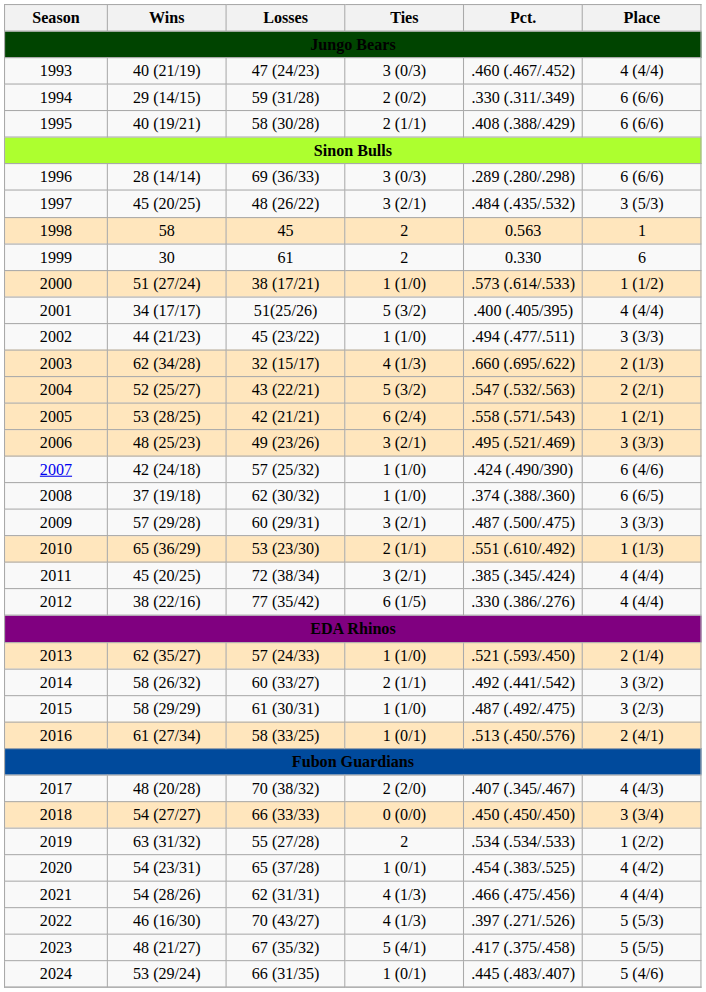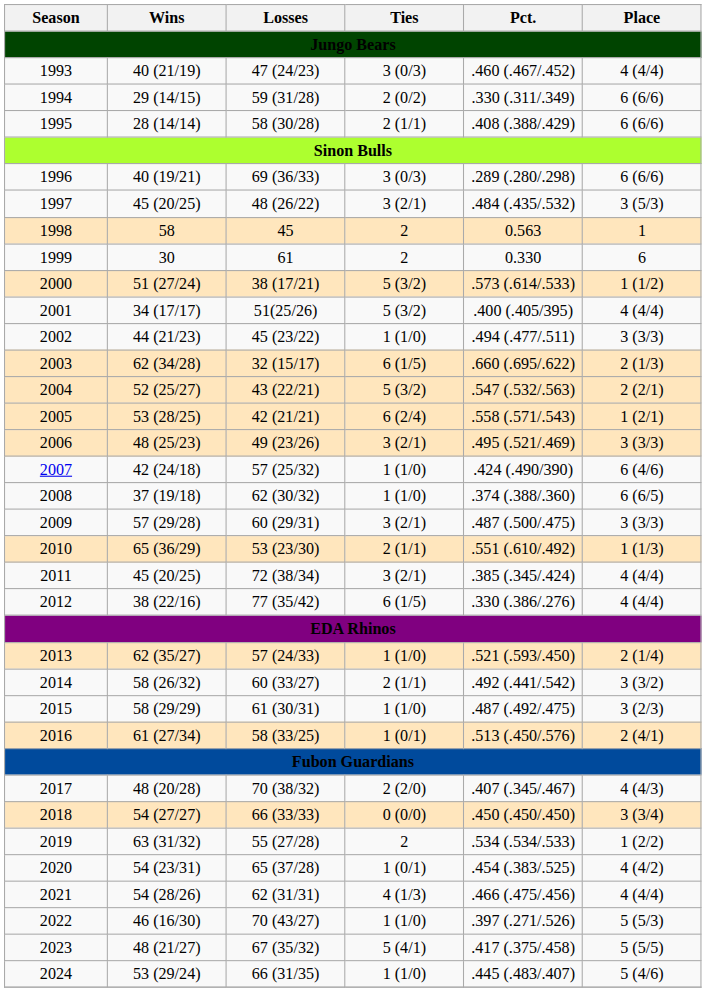(167, 124) 40 (19/21) -> (167, 124) 28 (14/14)
(167, 177) 28 (14/14) -> (167, 177) 40 (19/21)
(404, 283) 1 (1/0) -> (404, 283) 5 (3/2)
(404, 363) 4 (1/3) -> (404, 363) 6 (1/5)
(404, 921) 4 (1/3) -> (404, 921) 1 (1/0)
(404, 974) 1 (0/1) -> (404, 974) 1 (1/0)
